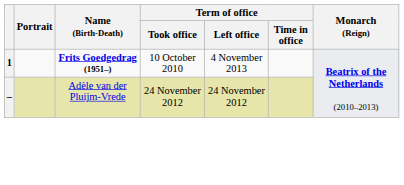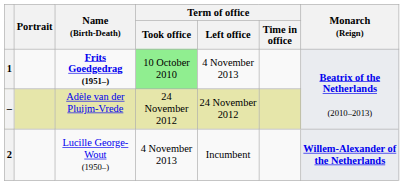(172, 63) no background -> (166, 69) lightgreen background
+ row: (9, 154)
